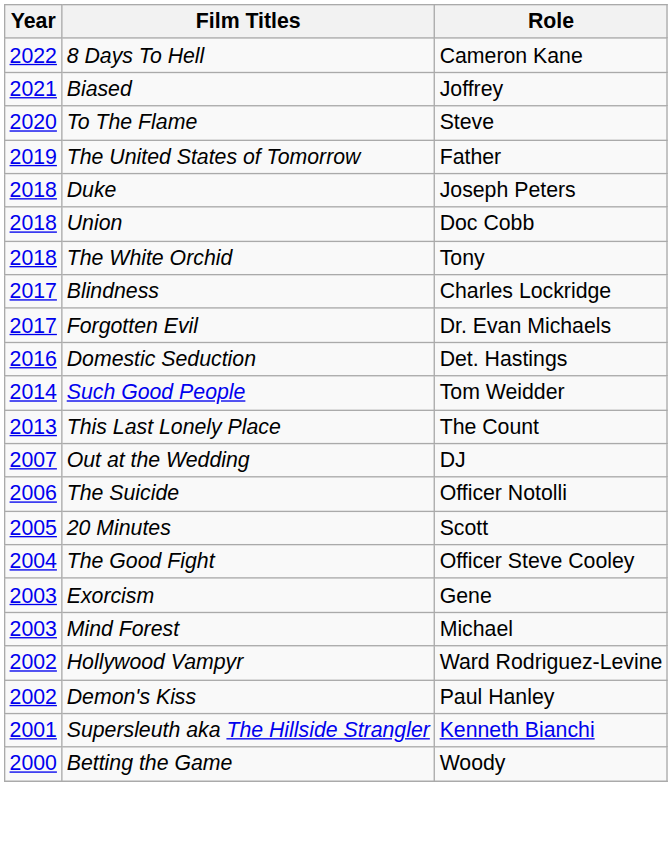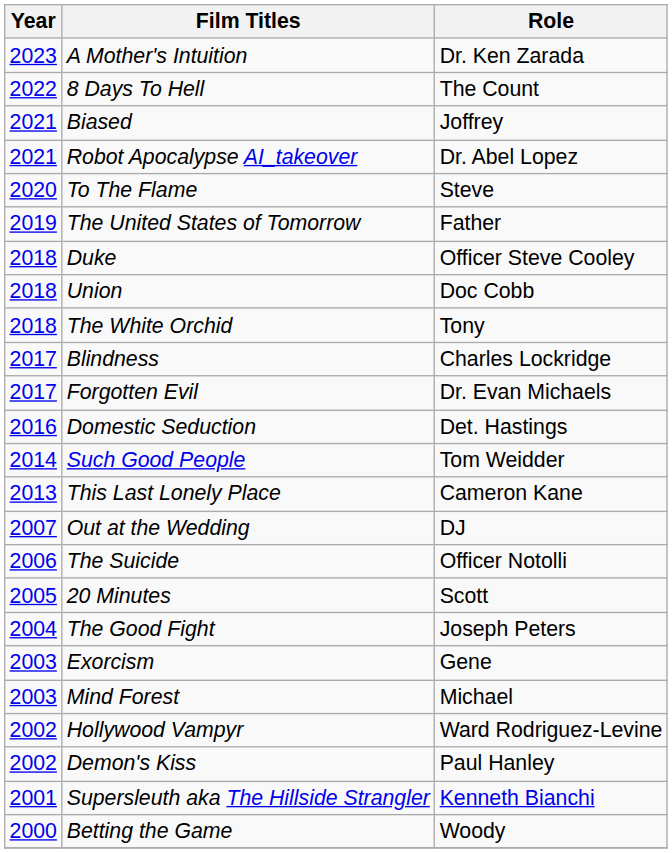+ row: (157, 55)
(511, 55) Cameron Kane -> (489, 88) The Count
+ row: (212, 156)
(508, 190) Joseph Peters -> (537, 257) Officer Steve Cooley
(489, 426) The Count -> (511, 493) Cameron Kane
(537, 561) Officer Steve Cooley -> (508, 628) Joseph Peters
